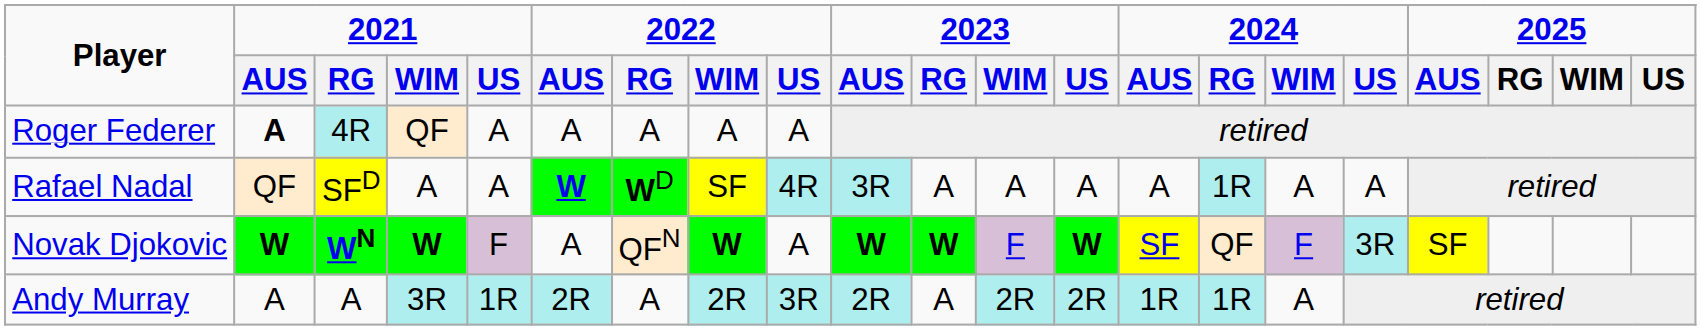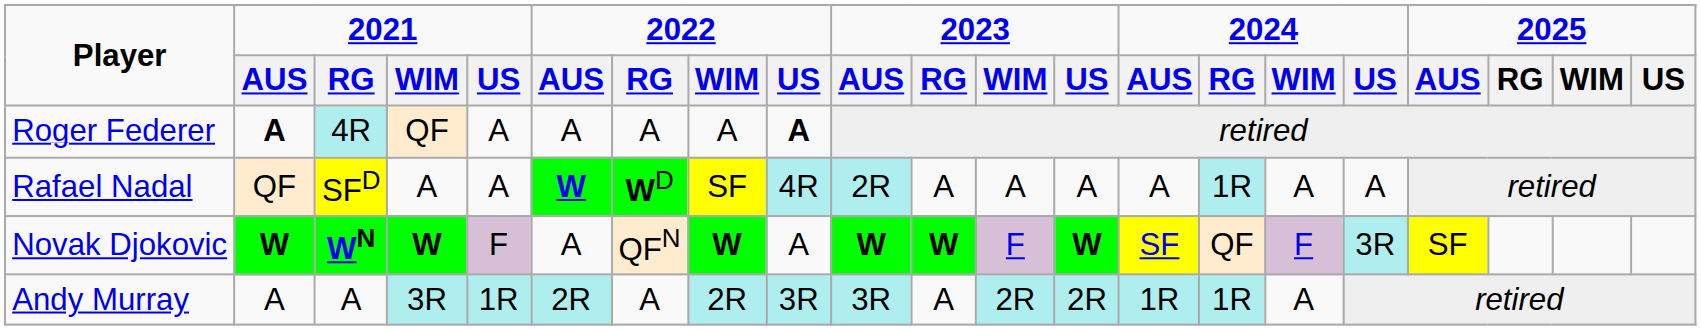(799, 130) normal -> (799, 130) bold
(871, 185) 3R -> (871, 185) 2R
(871, 299) 2R -> (871, 299) 3R
